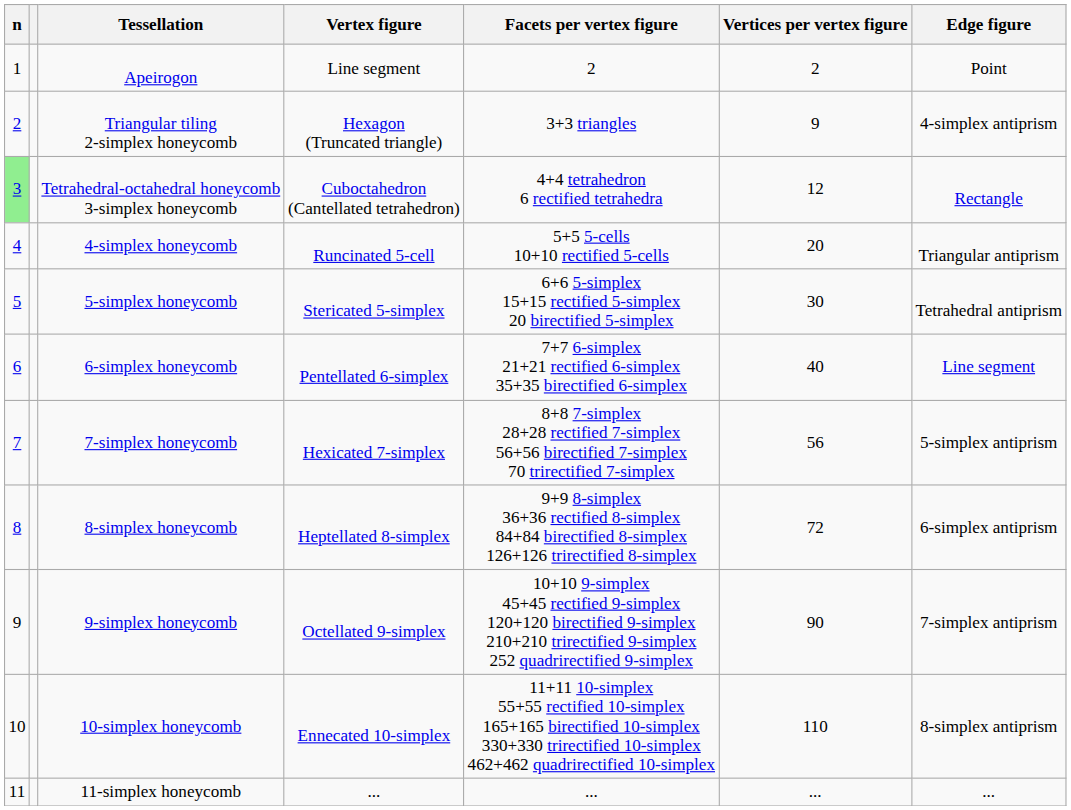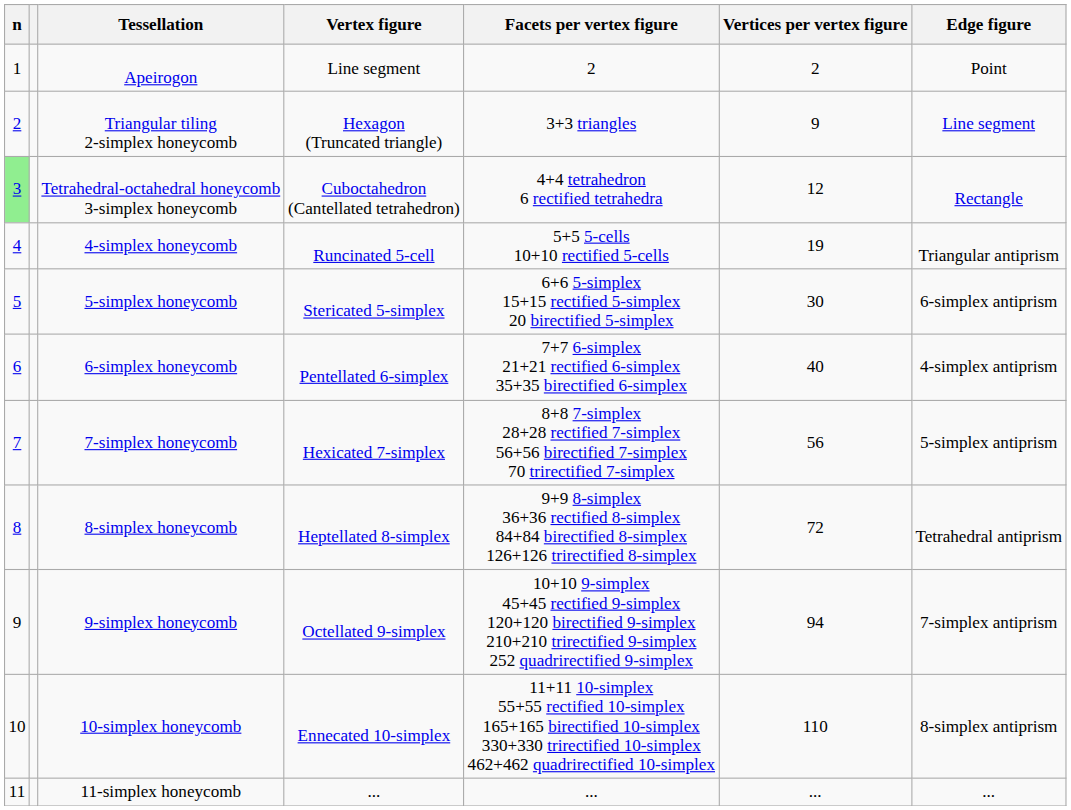(989, 123) 4-simplex antiprism -> (989, 123) Line segment
(815, 245) 20 -> (815, 245) 19
(989, 311) Tetrahedral antiprism -> (989, 301) 6-simplex antiprism
(989, 367) Line segment -> (989, 367) 4-simplex antiprism
(989, 527) 6-simplex antiprism -> (989, 537) Tetrahedral antiprism
(815, 621) 90 -> (815, 621) 94
